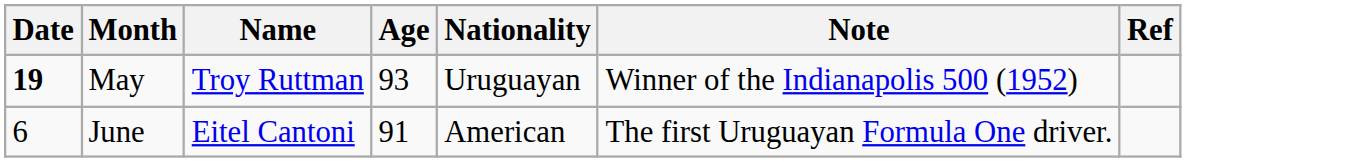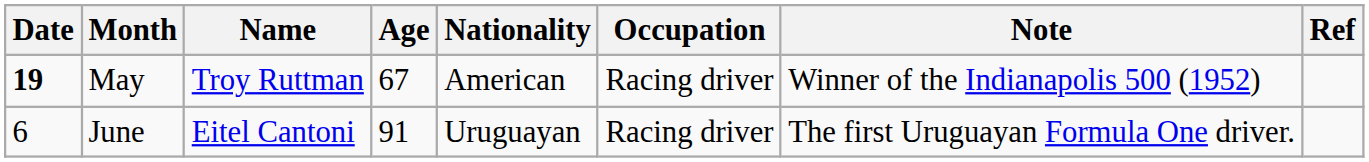+ column: (690, 29)
(394, 80) 93 -> (394, 80) 67
(512, 80) Uruguayan -> (505, 80) American
(505, 130) American -> (512, 130) Uruguayan
